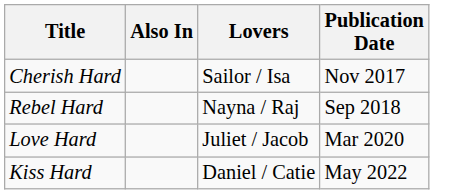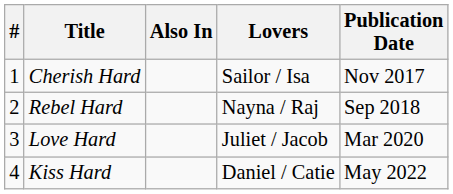+ column: (14, 32)
